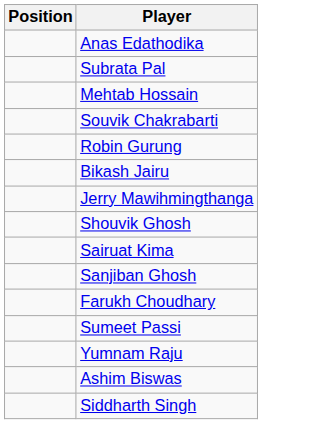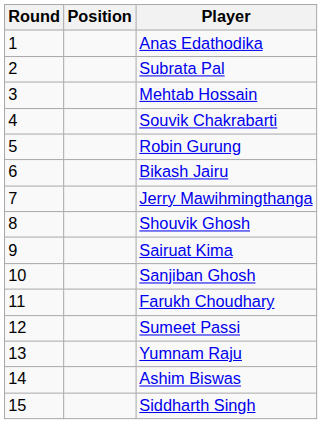+ column: (34, 17)
